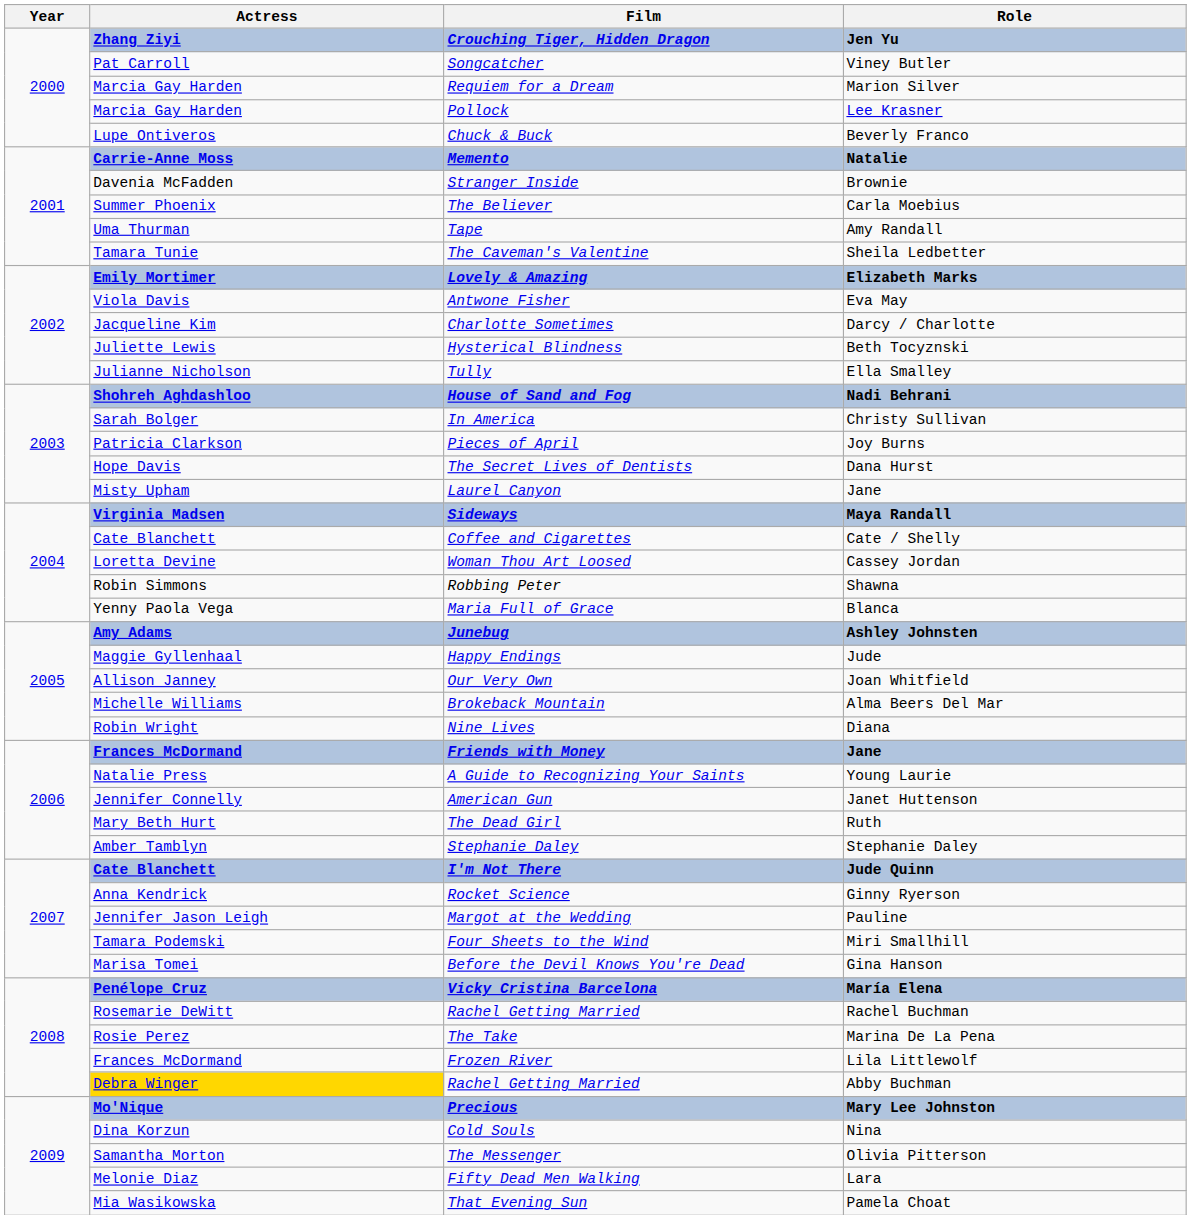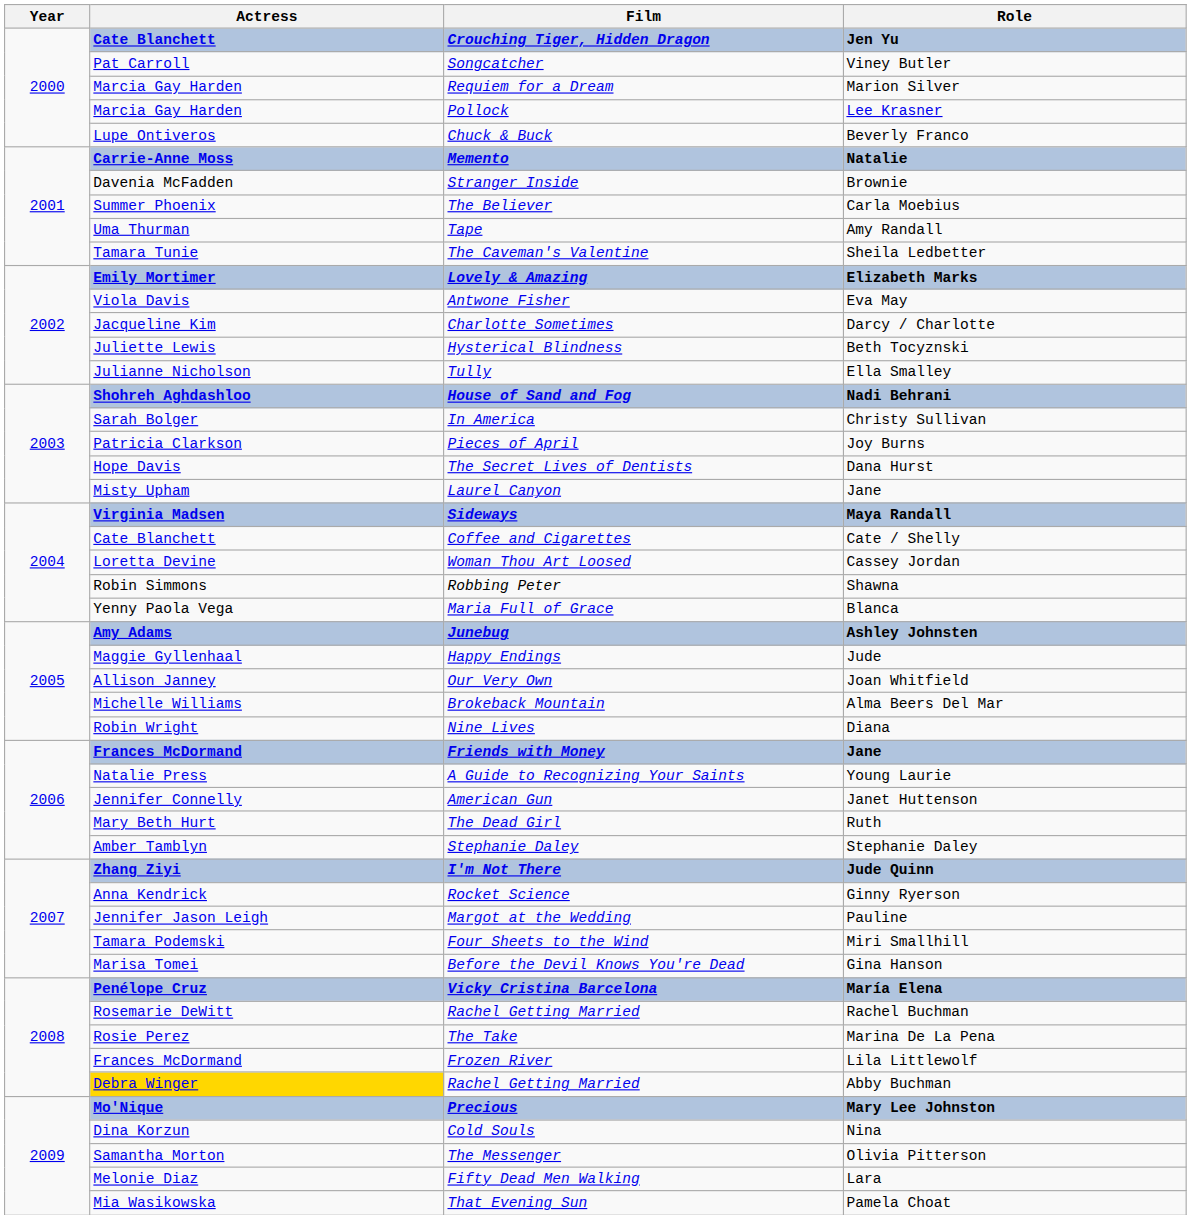(137, 40) Zhang Ziyi -> (155, 40) Cate Blanchett
(155, 871) Cate Blanchett -> (137, 871) Zhang Ziyi
